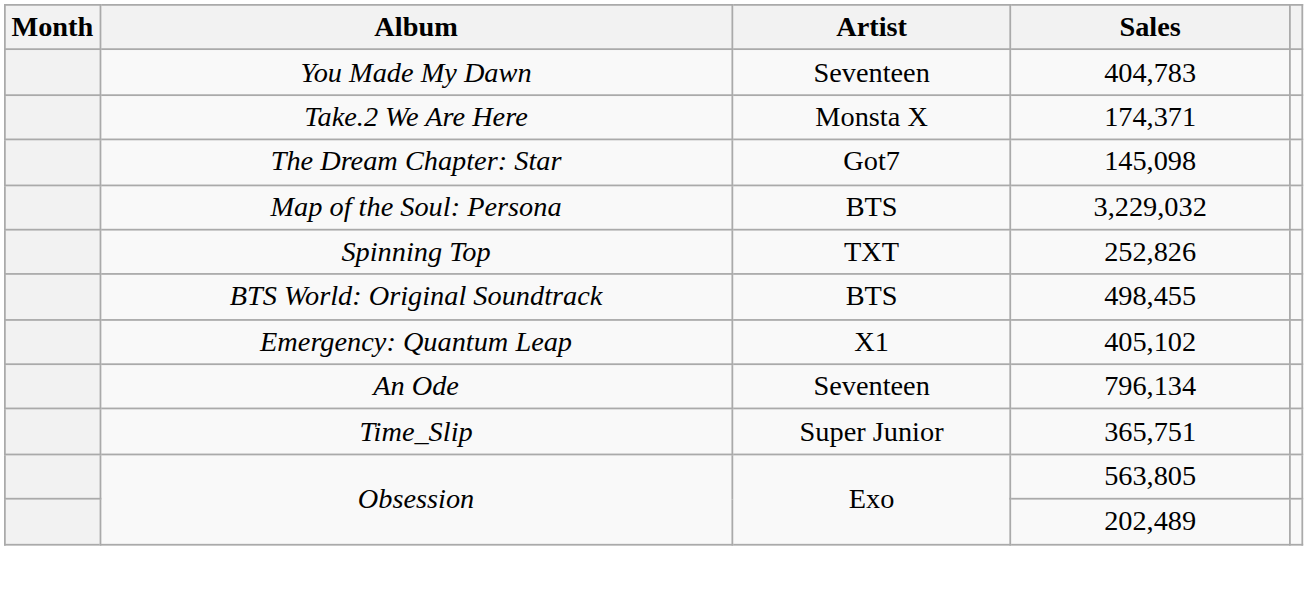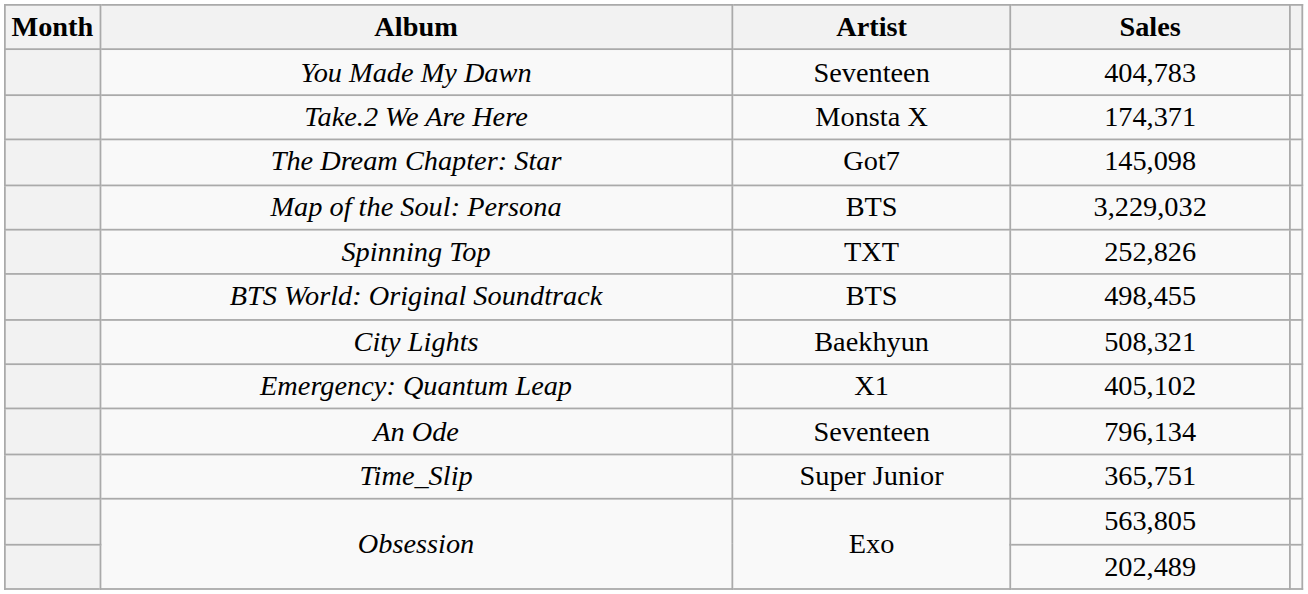+ row: (416, 341)
